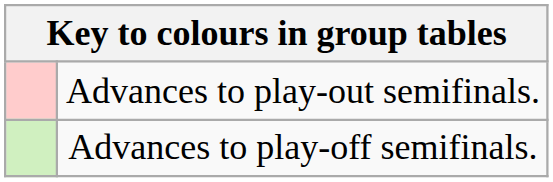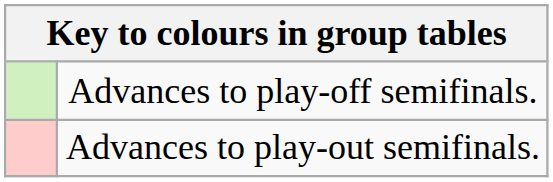rows swapped: (303, 147) <-> (303, 90)
